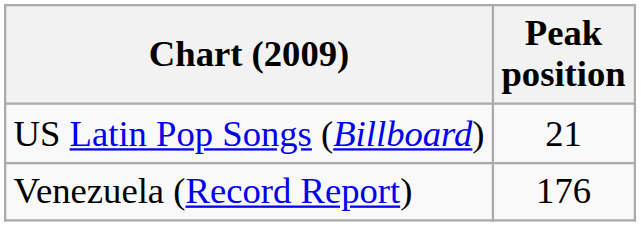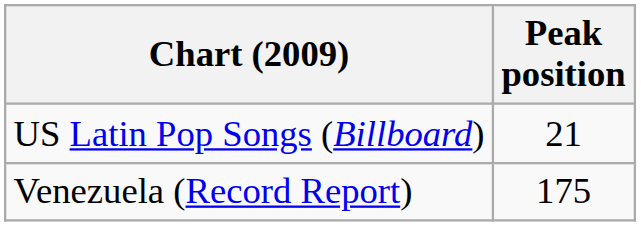(564, 190) 176 -> (564, 190) 175
